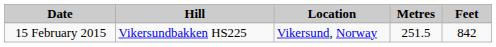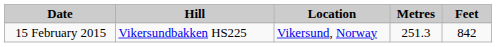(416, 32) 251.5 -> (416, 32) 251.3
